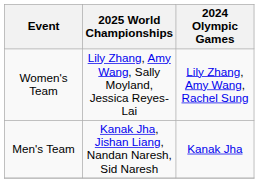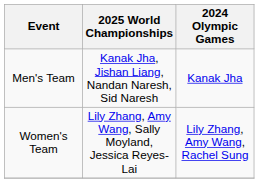rows swapped: (44, 149) <-> (44, 84)
